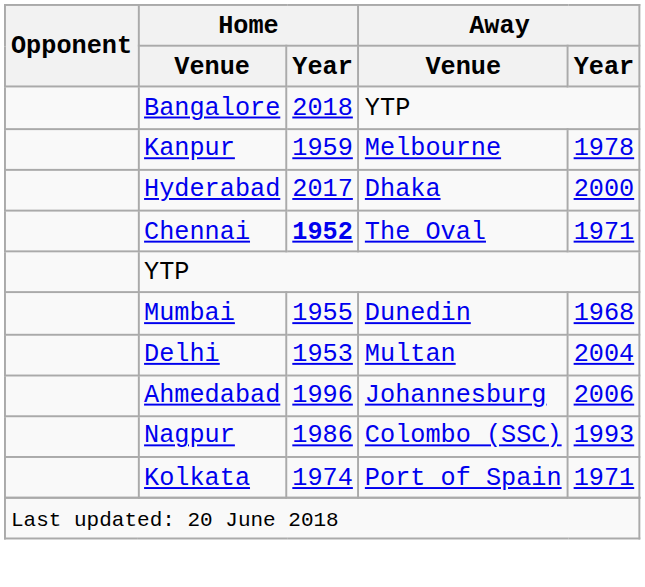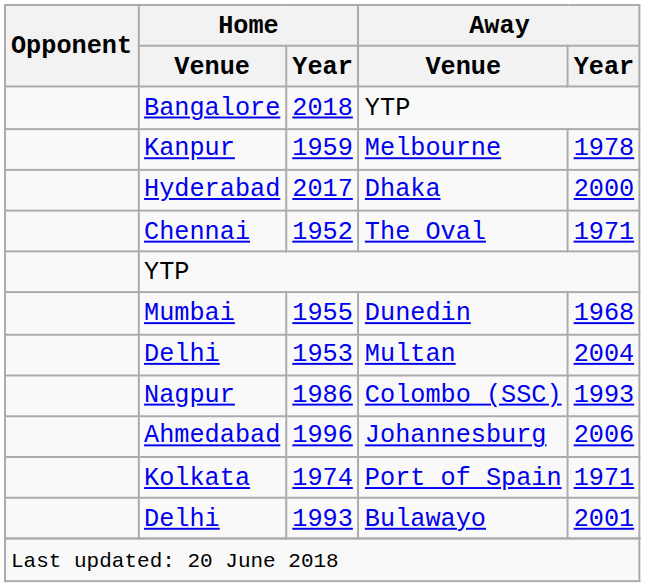(323, 231) bold -> (323, 231) normal
rows swapped: (212, 395) <-> (189, 437)
+ row: (182, 519)
